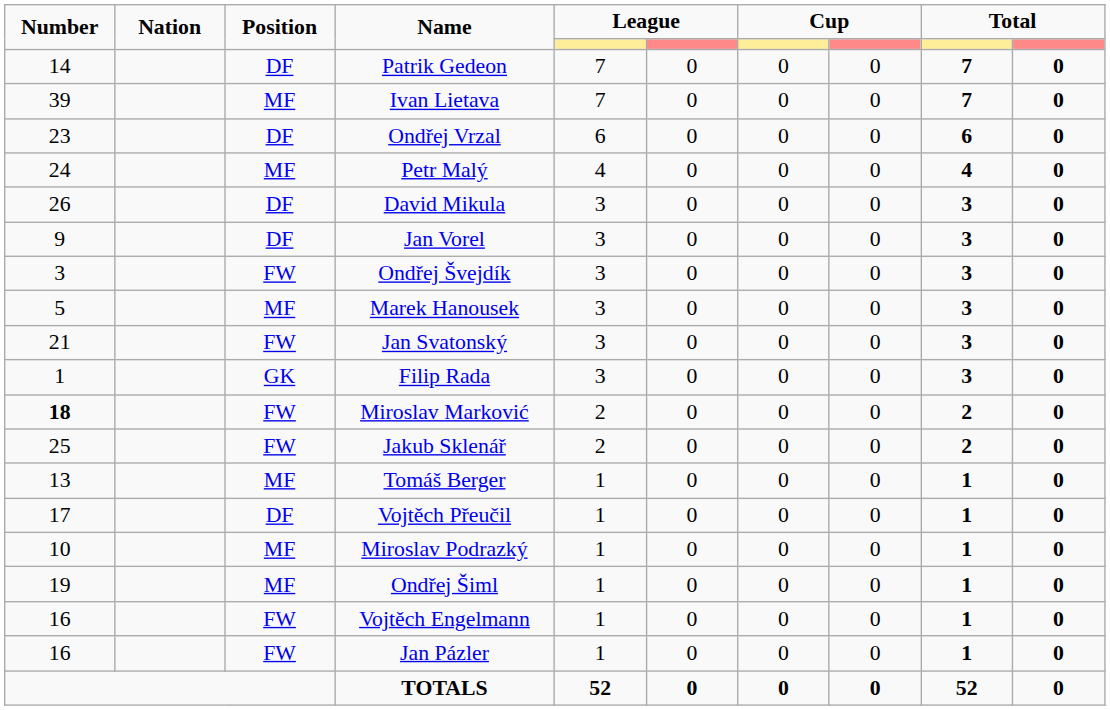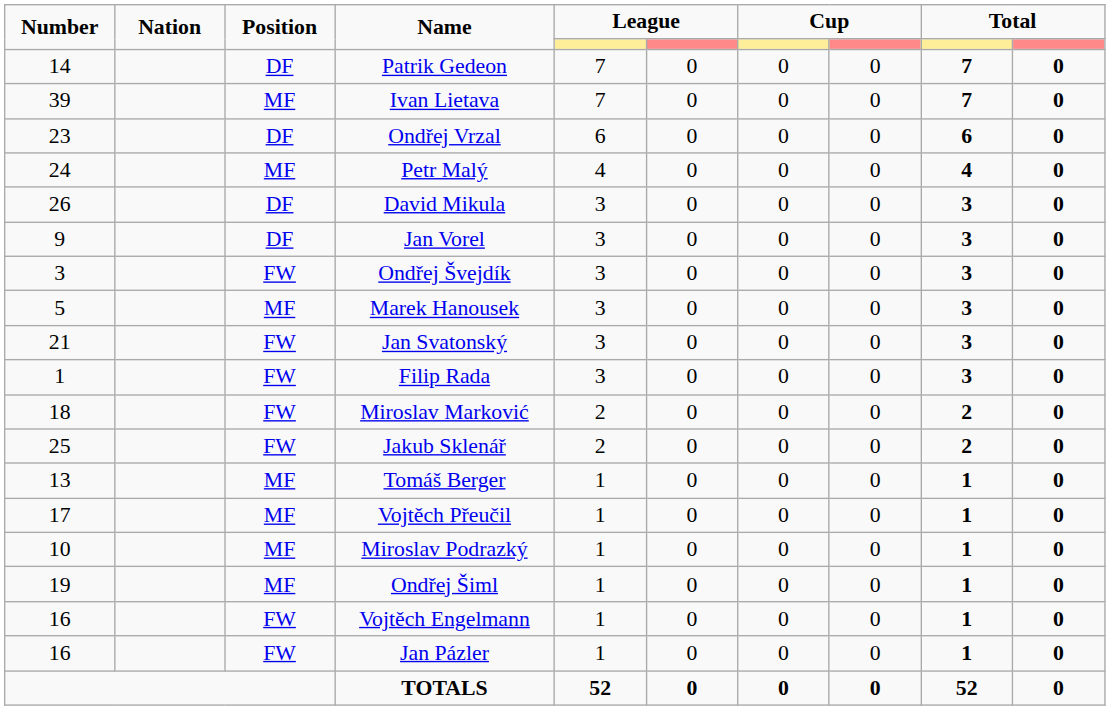(280, 376) GK -> (280, 376) FW
(60, 411) bold -> (60, 411) normal
(280, 514) DF -> (280, 514) MF
